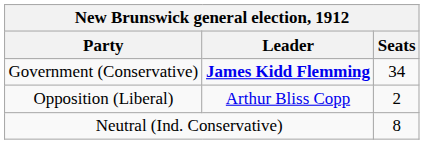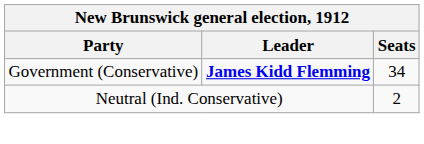- row: (103, 98)
(397, 125) 8 -> (397, 98) 2
